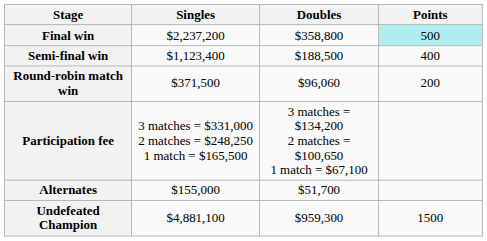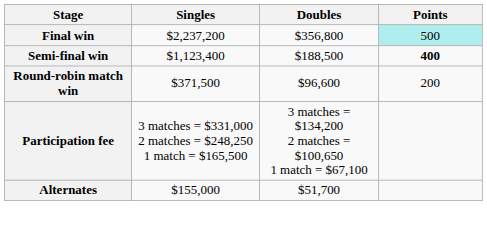(319, 35) $358,800 -> (319, 35) $356,800
(430, 55) normal -> (430, 55) bold
(319, 83) $96,060 -> (319, 83) $96,600
- row: (68, 218)
